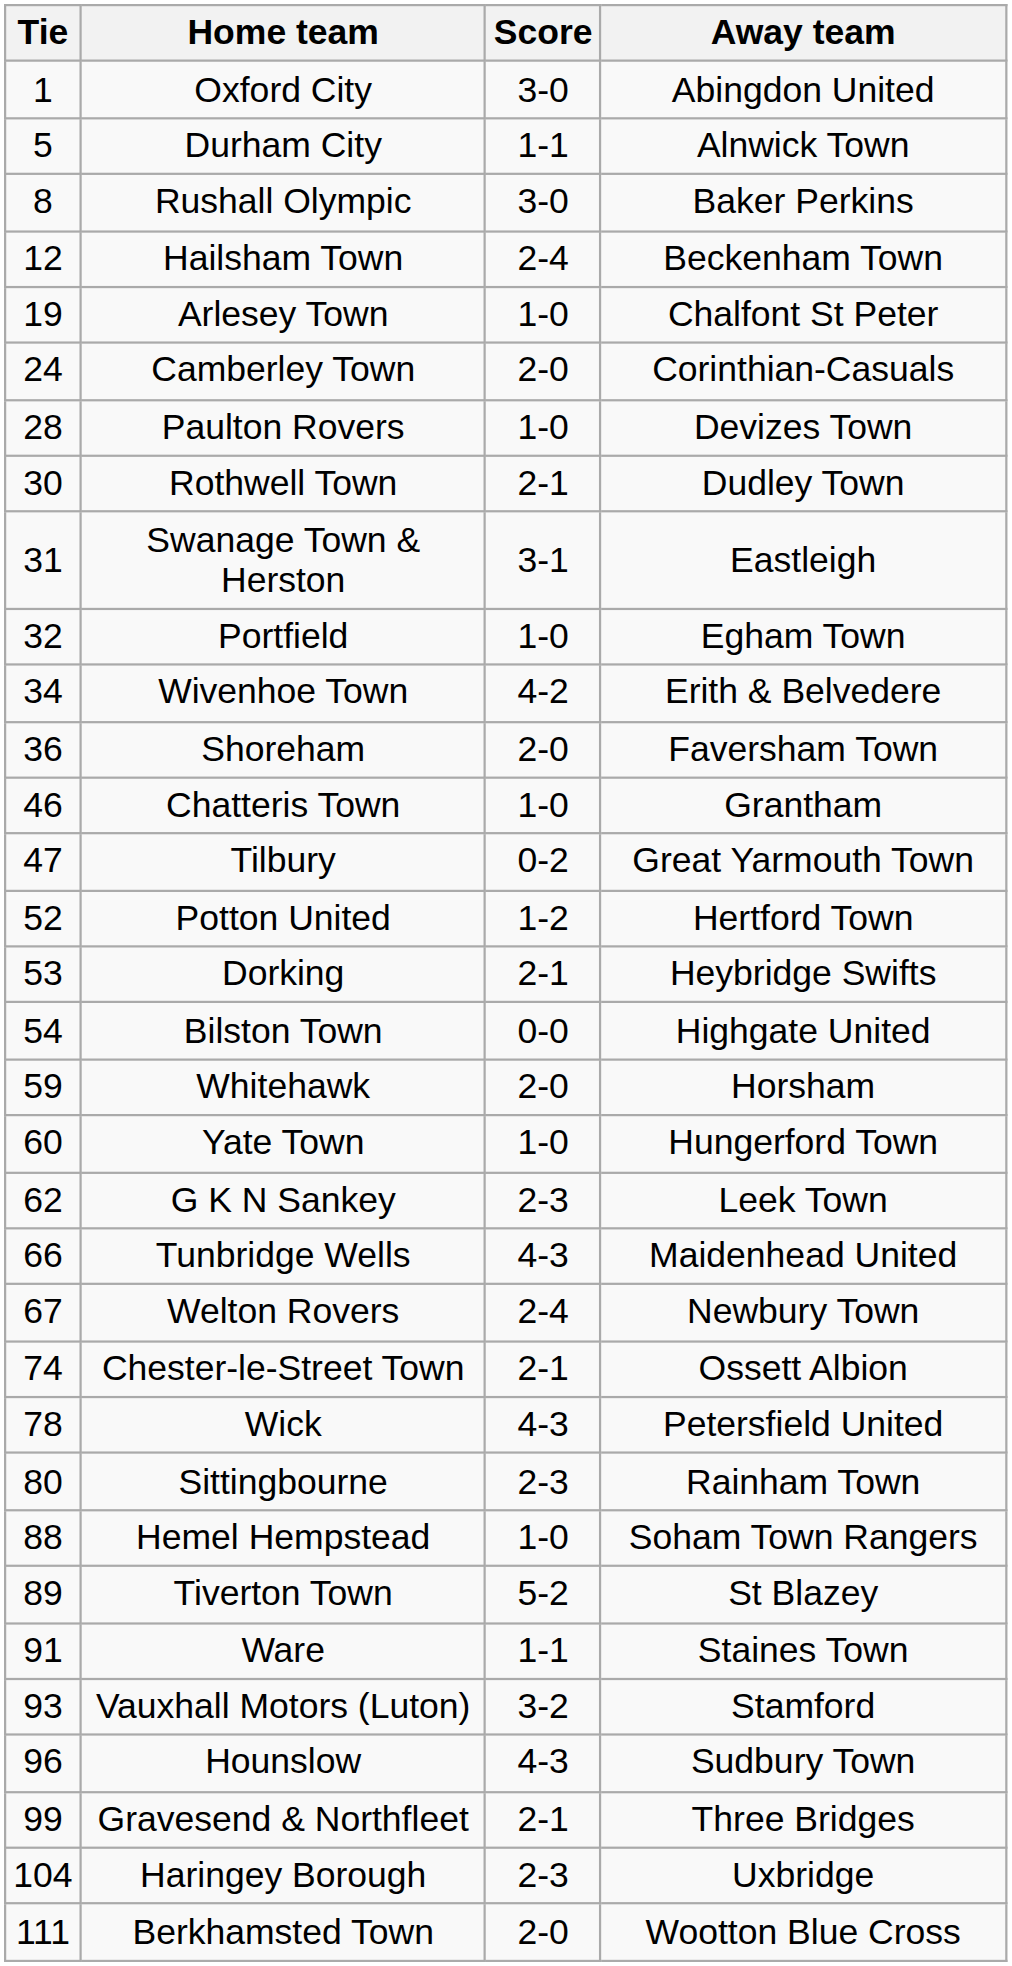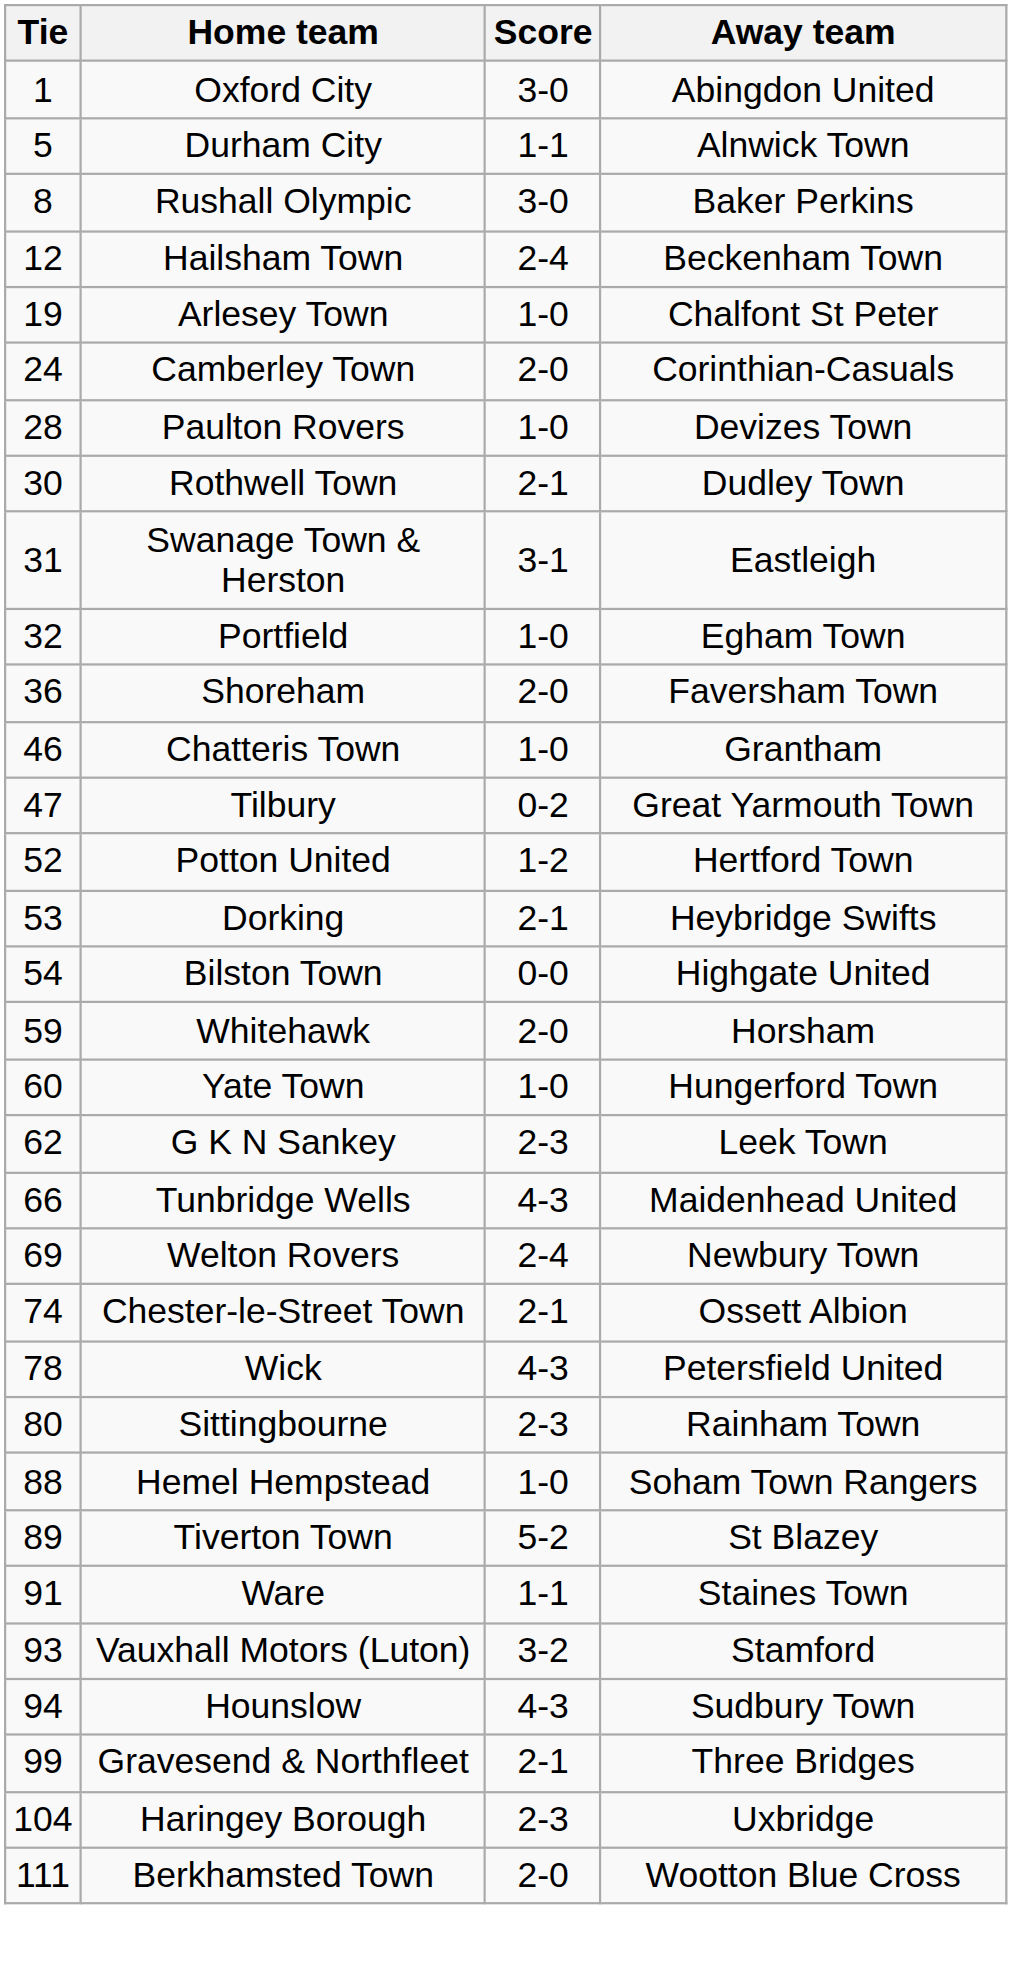- row: (283, 692)
(43, 1311) 67 -> (43, 1255) 69
(43, 1762) 96 -> (43, 1706) 94
